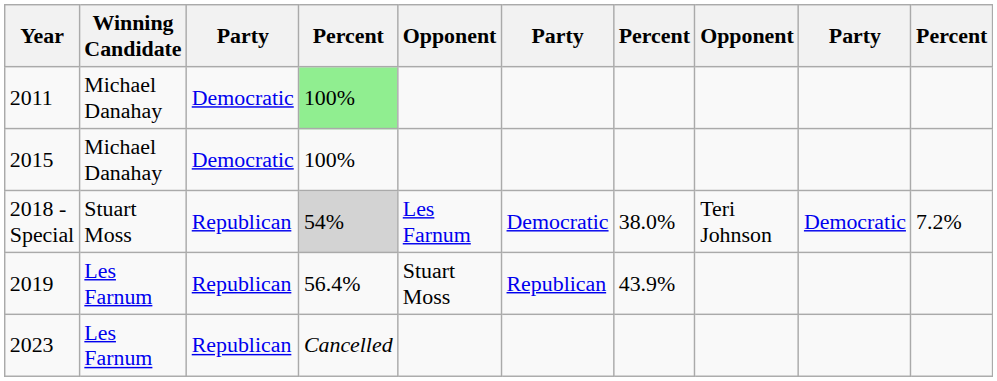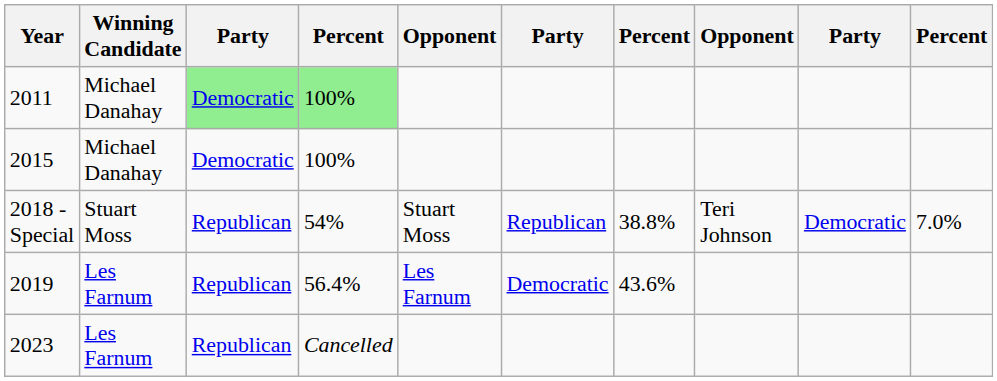(243, 97) no background -> (243, 97) lightgreen background
(324, 221) lightgrey background -> (324, 221) no background
(437, 221) Les Farnum -> (429, 221) Stuart Moss
(558, 221) Democratic -> (556, 221) Republican
(647, 221) 38.0% -> (647, 221) 38.8%
(939, 221) 7.2% -> (939, 221) 7.0%
(429, 283) Stuart Moss -> (437, 283) Les Farnum
(556, 283) Republican -> (558, 283) Democratic
(647, 283) 43.9% -> (647, 283) 43.6%
